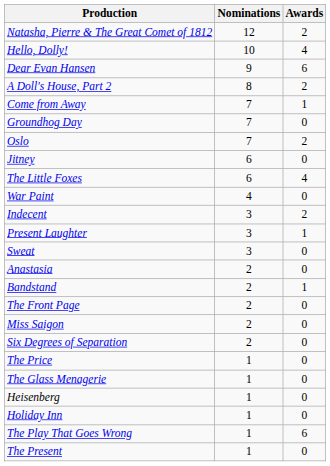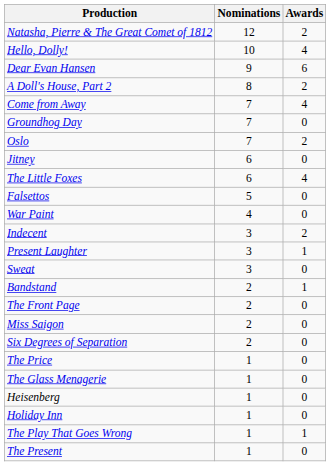(304, 104) 1 -> (304, 104) 4
+ row: (28, 196)
- row: (30, 269)
(304, 433) 6 -> (304, 433) 1
